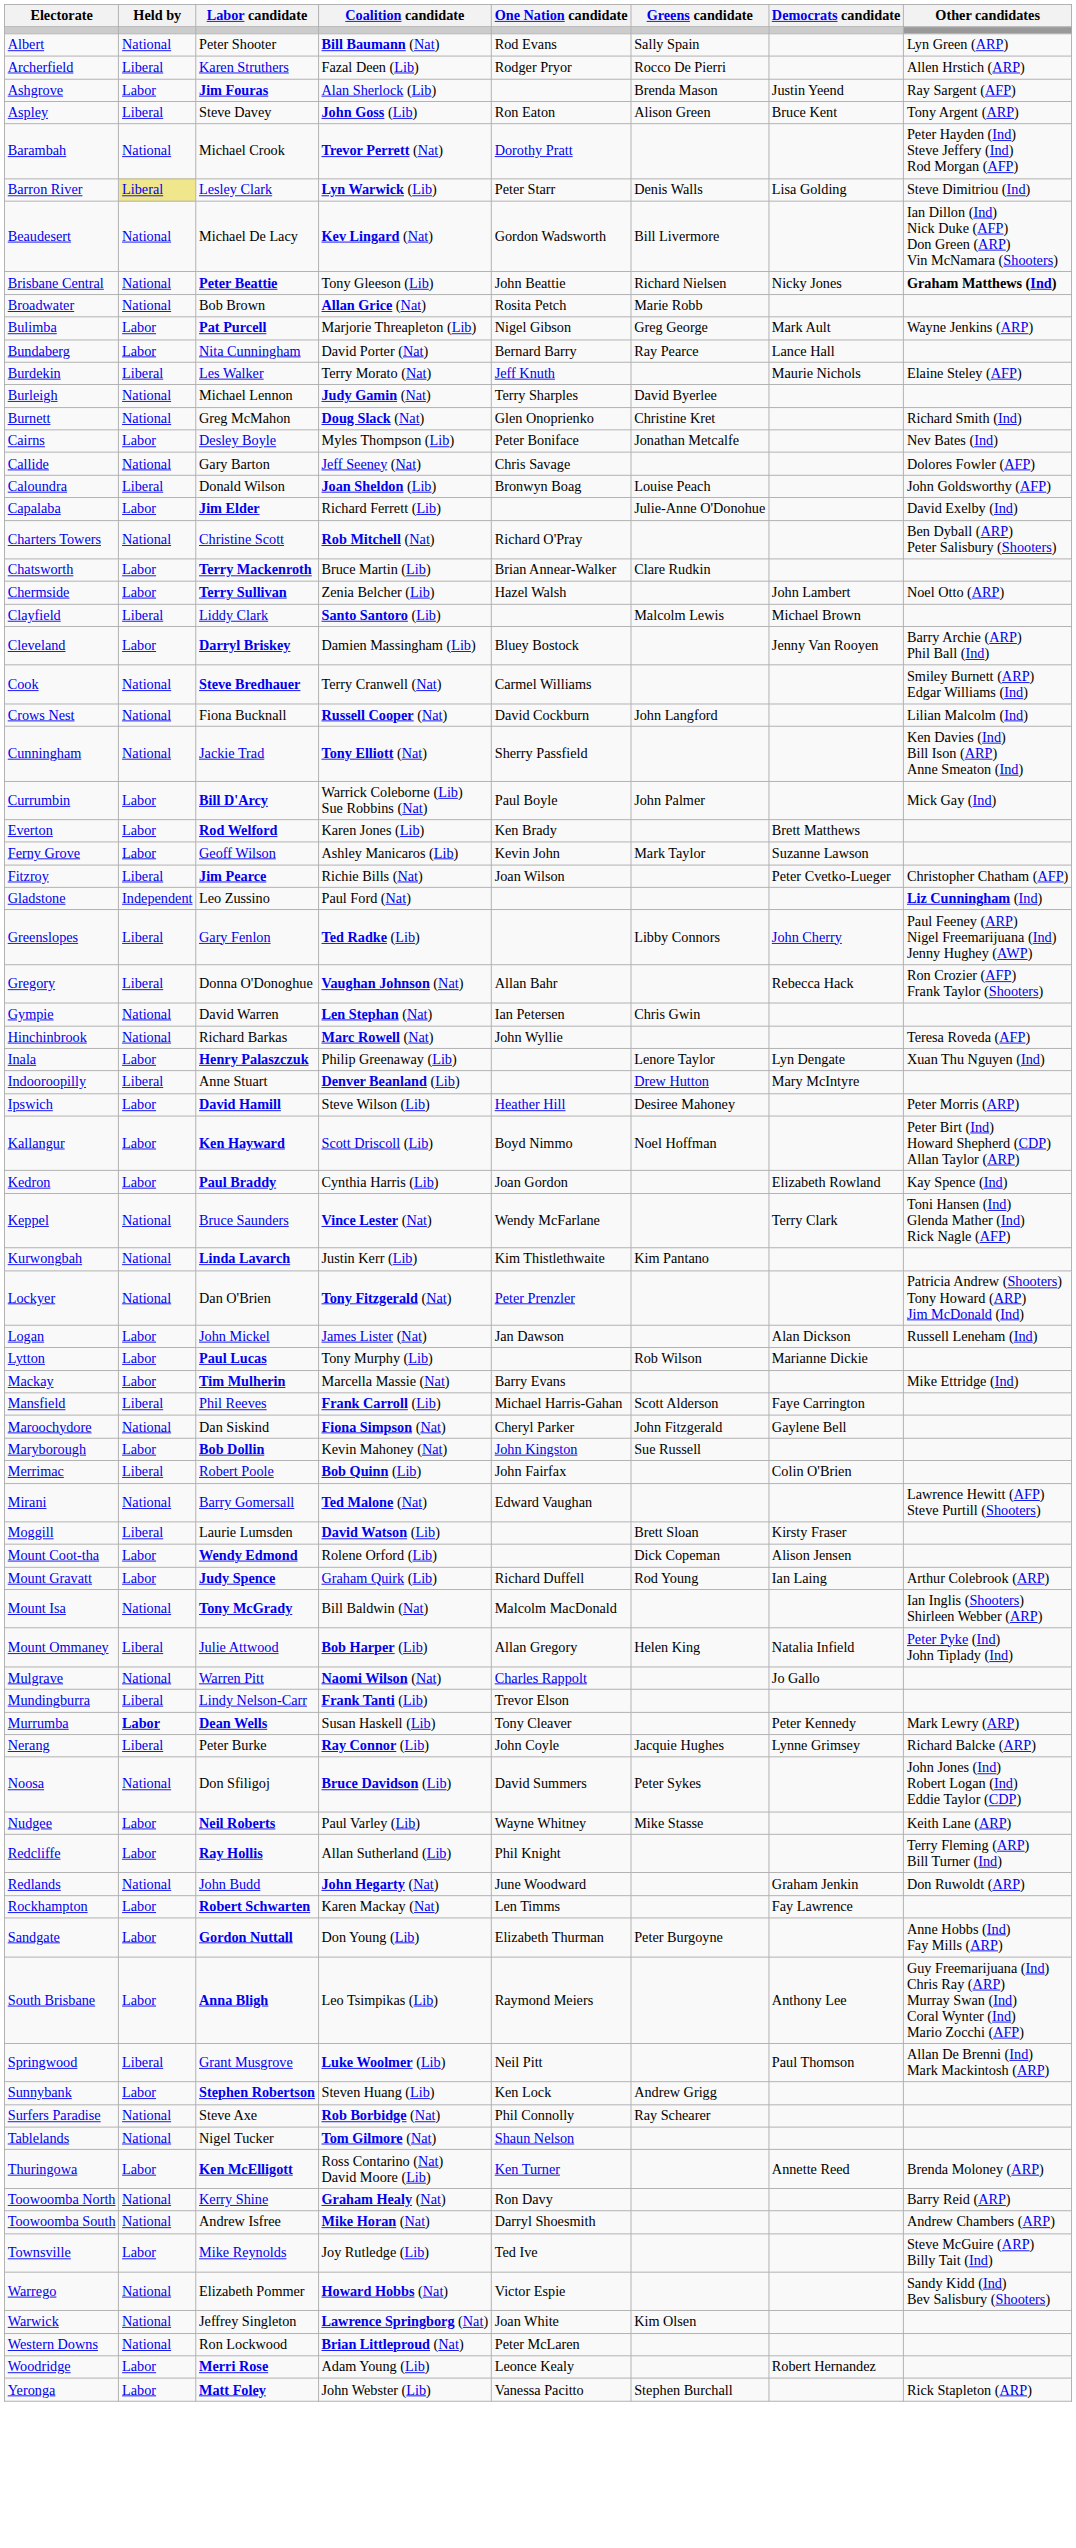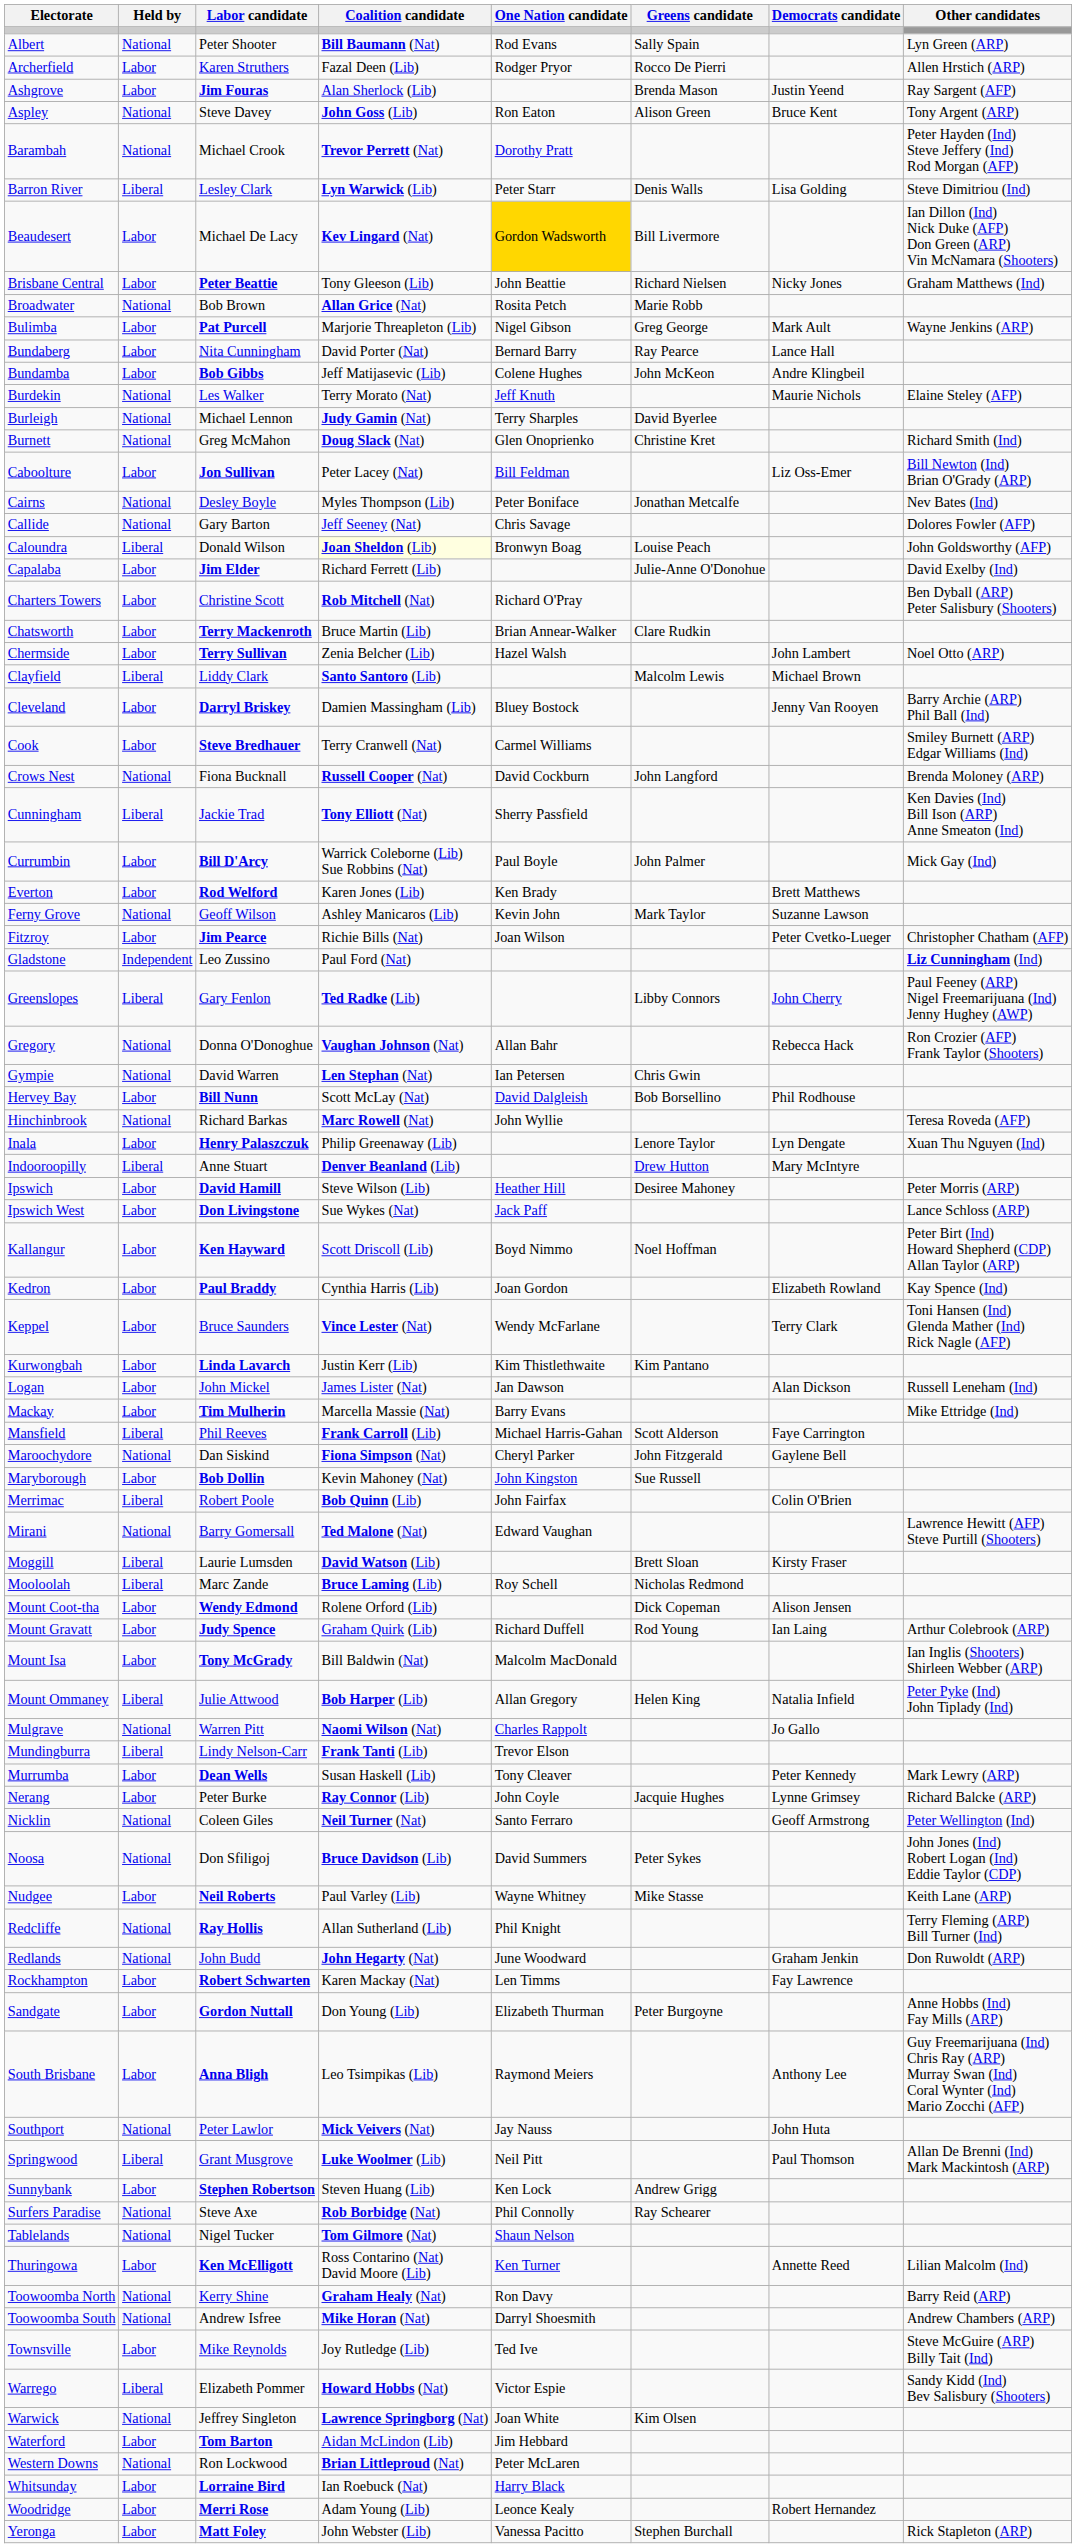(143, 67) Liberal -> (139, 67) Labor
(143, 112) Liberal -> (147, 112) National
(143, 189) khaki background -> (143, 189) no background
(147, 236) National -> (139, 236) Labor
(550, 236) no background -> (550, 236) gold background
(147, 283) National -> (139, 283) Labor
(982, 283) bold -> (976, 283) normal
+ row: (39, 373)
(143, 373) Liberal -> (147, 396) National
+ row: (39, 471)
(139, 441) Labor -> (147, 502) National
(379, 486) no background -> (379, 547) lightyellow background
(147, 539) National -> (139, 600) Labor
(147, 684) National -> (139, 745) Labor
(967, 715) Lilian Malcolm (Ind) -> (975, 776) Brenda Moloney (ARP)
(147, 753) National -> (143, 814) Liberal
(139, 853) Labor -> (147, 914) National
(143, 876) Liberal -> (139, 937) Labor
(143, 983) Liberal -> (147, 1045) National
+ row: (42, 1098)
+ row: (46, 1211)
(147, 1220) National -> (139, 1326) Labor
(147, 1259) National -> (139, 1365) Labor
- row: (31, 1297)
- row: (26, 1359)
+ row: (39, 1584)
(147, 1608) National -> (139, 1660) Labor
(141, 1723) bold -> (139, 1774) normal
(143, 1745) Liberal -> (139, 1797) Labor
+ row: (29, 1820)
(139, 1853) Labor -> (147, 1927) National
+ row: (36, 2128)
(975, 2169) Brenda Moloney (ARP) -> (967, 2265) Lilian Malcolm (Ind)
(147, 2291) National -> (143, 2388) Liberal
+ row: (36, 2441)
+ row: (42, 2486)
